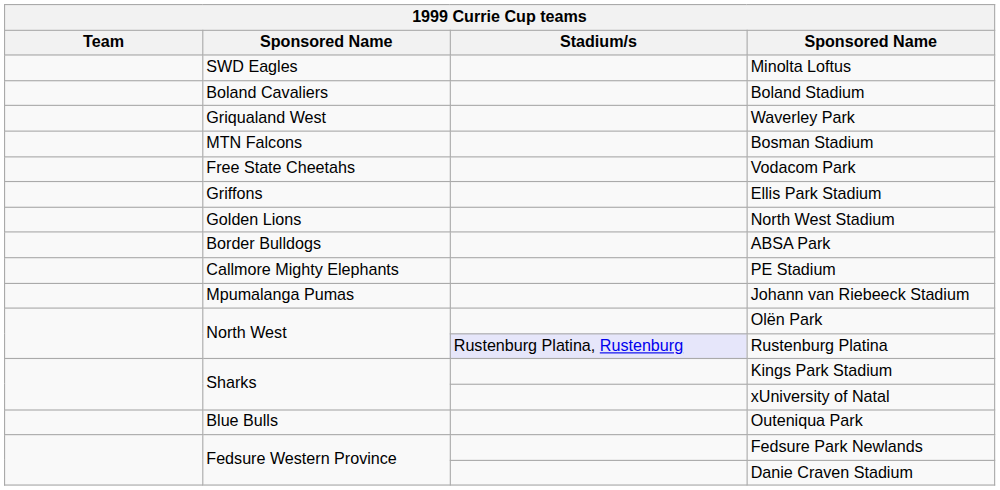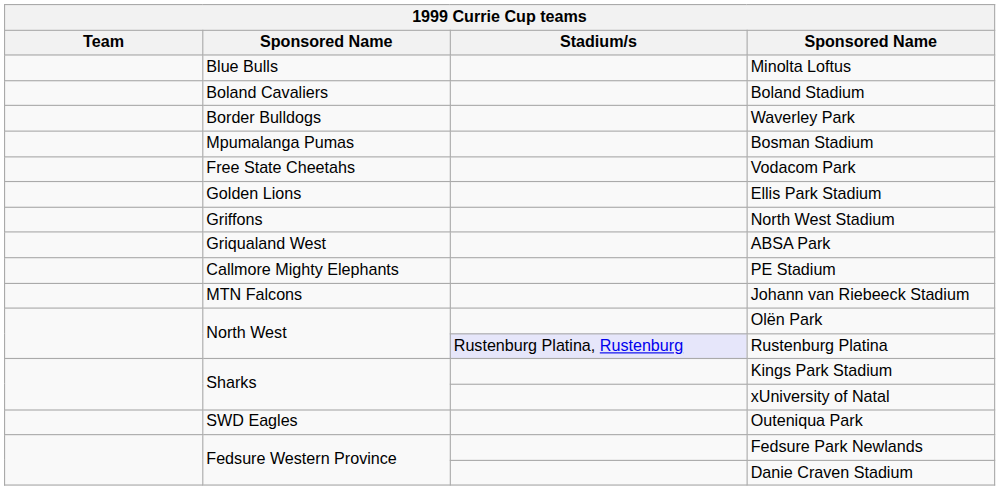(252, 67) SWD Eagles -> (242, 67) Blue Bulls
(266, 118) Griqualand West -> (264, 118) Border Bulldogs
(254, 143) MTN Falcons -> (280, 143) Mpumalanga Pumas
(234, 194) Griffons -> (254, 194) Golden Lions
(254, 219) Golden Lions -> (234, 219) Griffons
(264, 244) Border Bulldogs -> (266, 244) Griqualand West
(280, 295) Mpumalanga Pumas -> (254, 295) MTN Falcons
(242, 421) Blue Bulls -> (252, 421) SWD Eagles
